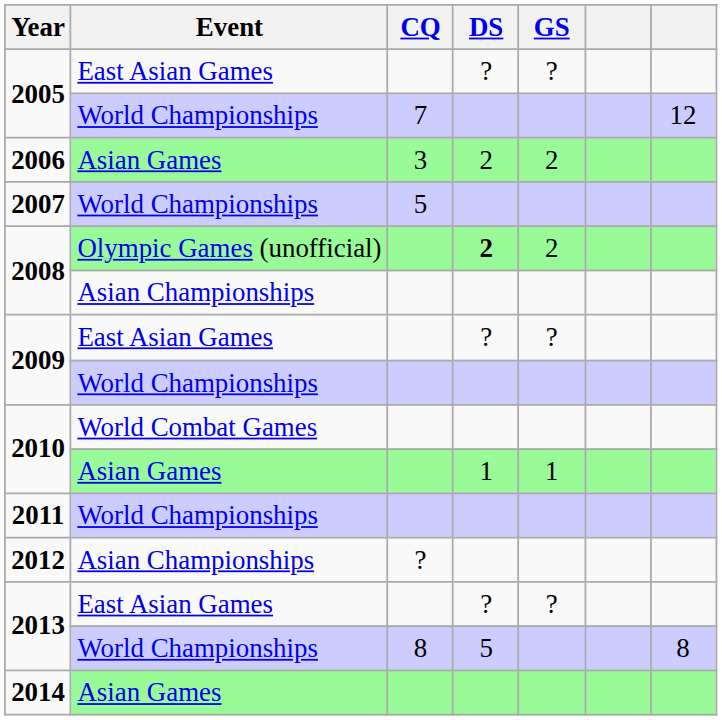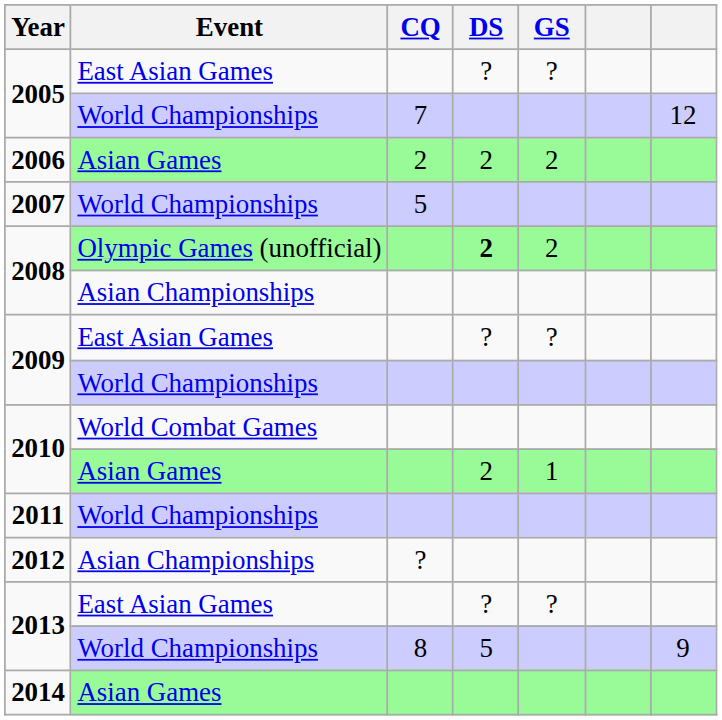(421, 159) 3 -> (421, 159) 2
(486, 470) 1 -> (486, 470) 2
(683, 647) 8 -> (683, 647) 9
